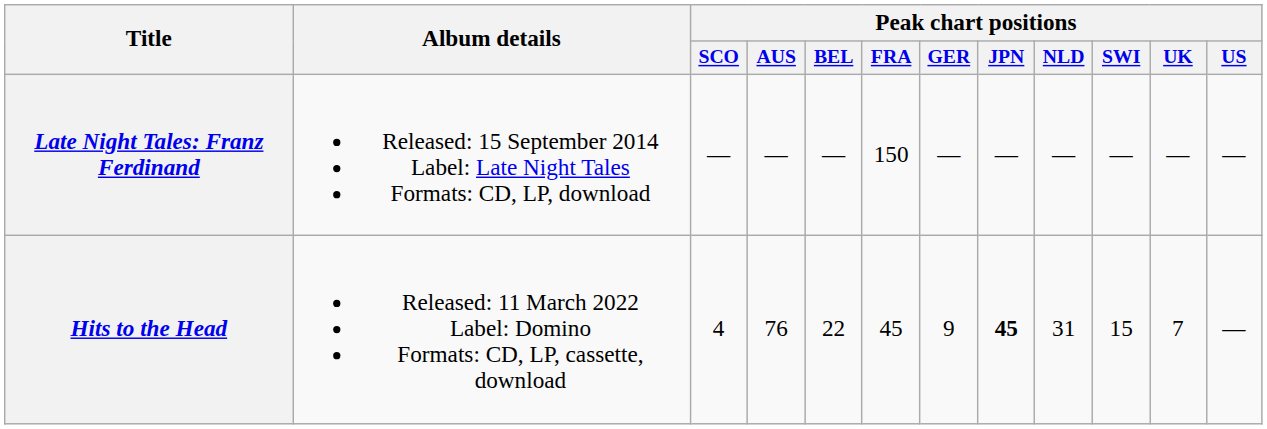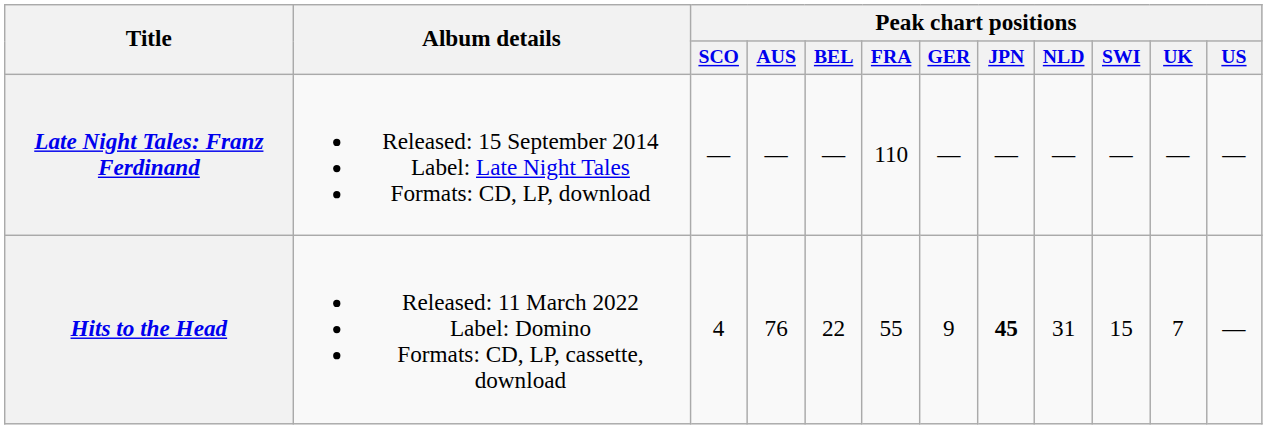(891, 154) 150 -> (891, 154) 110
(891, 329) 45 -> (891, 329) 55
